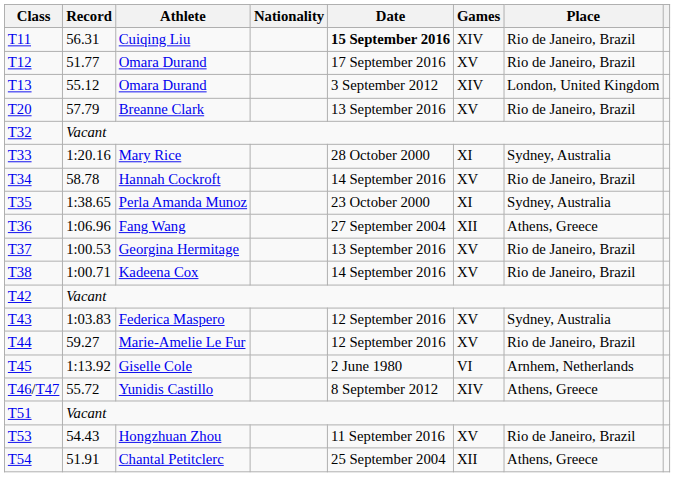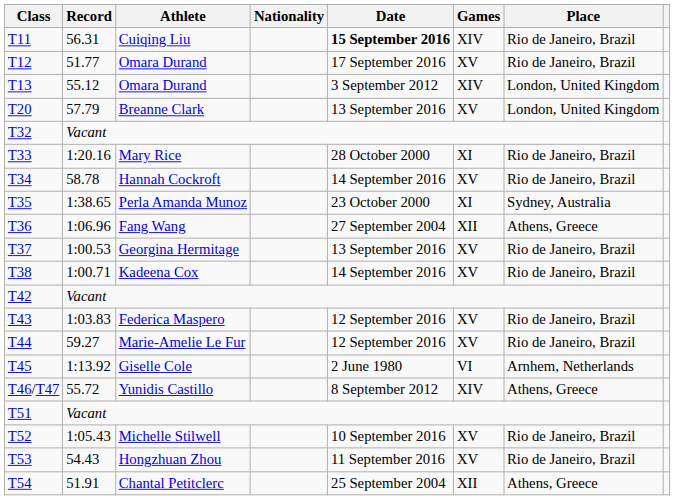(571, 109) Rio de Janeiro, Brazil -> (583, 109) London, United Kingdom
(559, 156) Sydney, Australia -> (571, 156) Rio de Janeiro, Brazil
(559, 319) Sydney, Australia -> (571, 319) Rio de Janeiro, Brazil
+ row: (20, 436)
